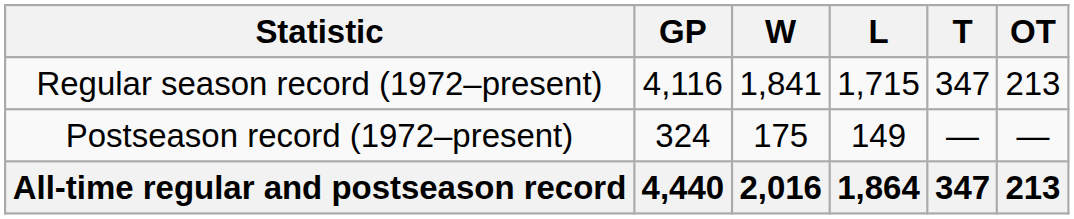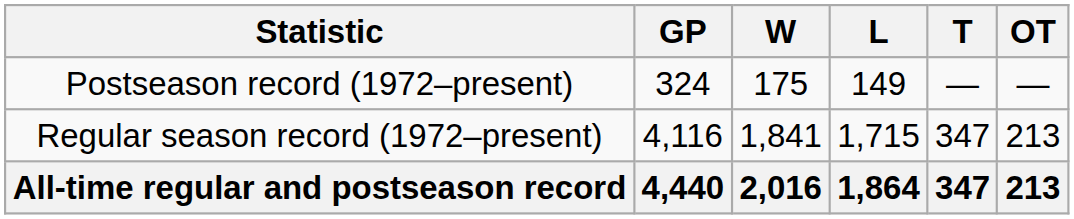rows swapped: (319, 84) <-> (320, 136)
